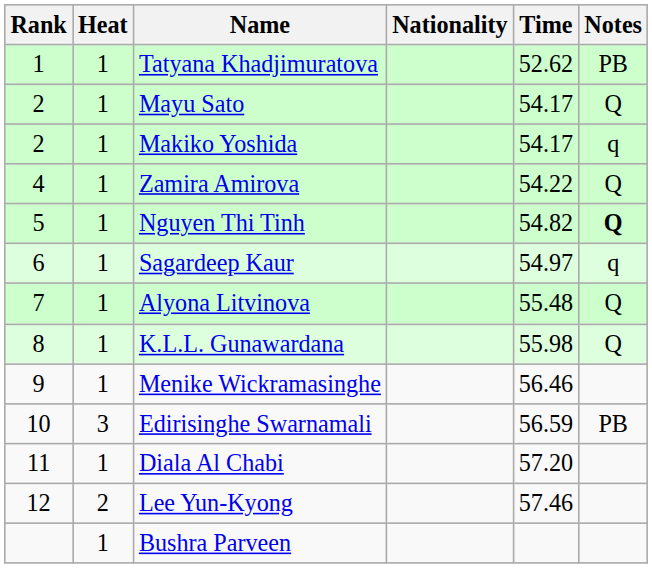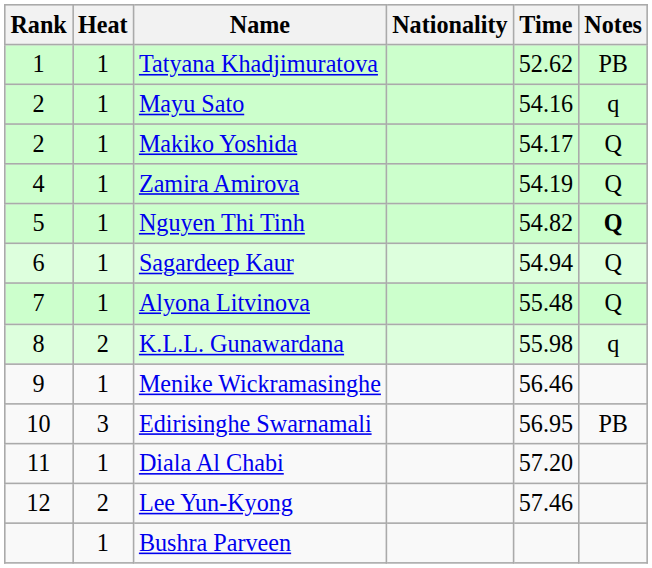(546, 104) 54.17 -> (546, 104) 54.16
(613, 104) Q -> (613, 104) q
(613, 144) q -> (613, 144) Q
(546, 184) 54.22 -> (546, 184) 54.19
(546, 263) 54.97 -> (546, 263) 54.94
(613, 263) q -> (613, 263) Q
(103, 343) 1 -> (103, 343) 2
(613, 343) Q -> (613, 343) q
(546, 423) 56.59 -> (546, 423) 56.95
